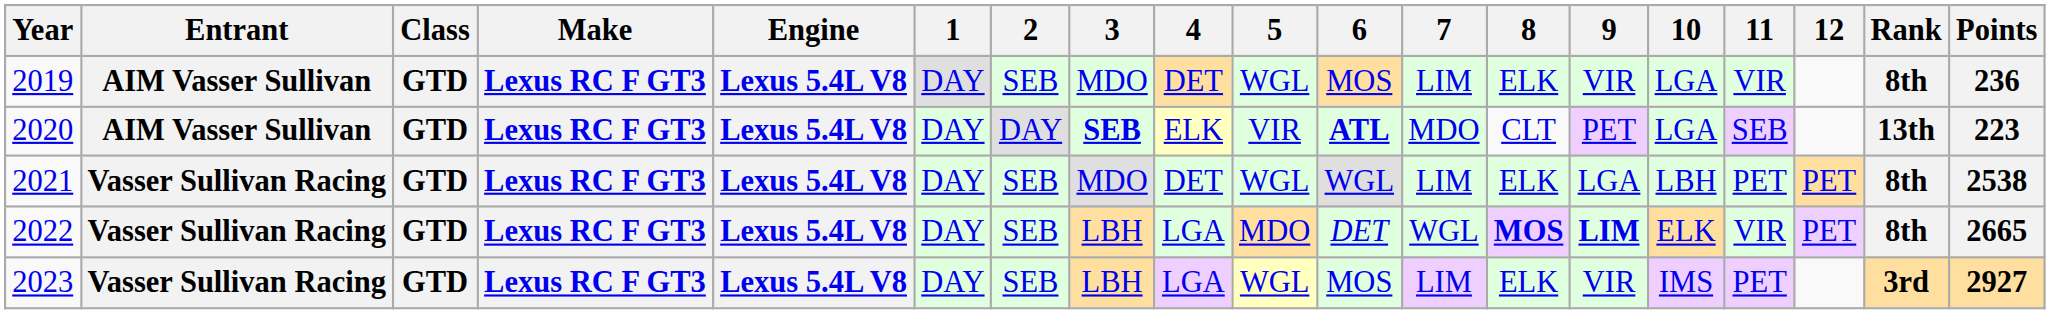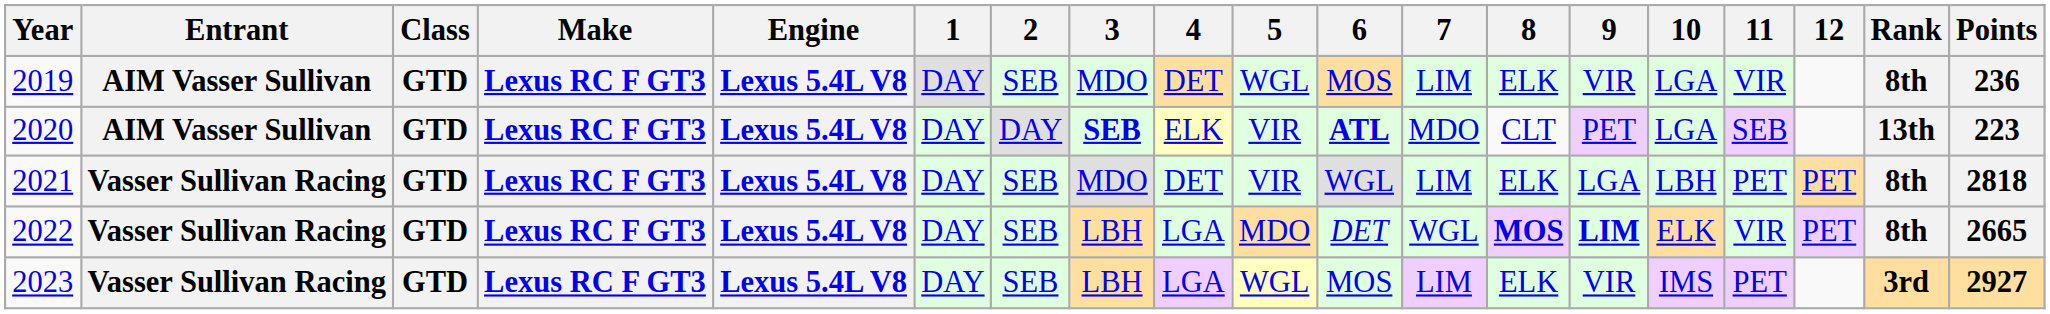(1275, 181) WGL -> (1275, 181) VIR
(1997, 181) 2538 -> (1997, 181) 2818
